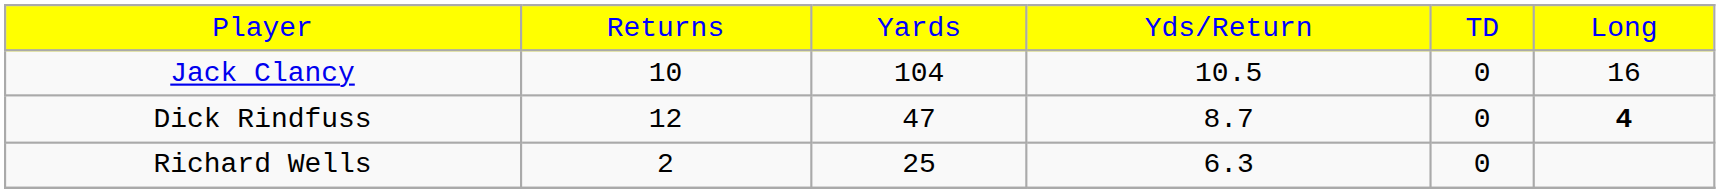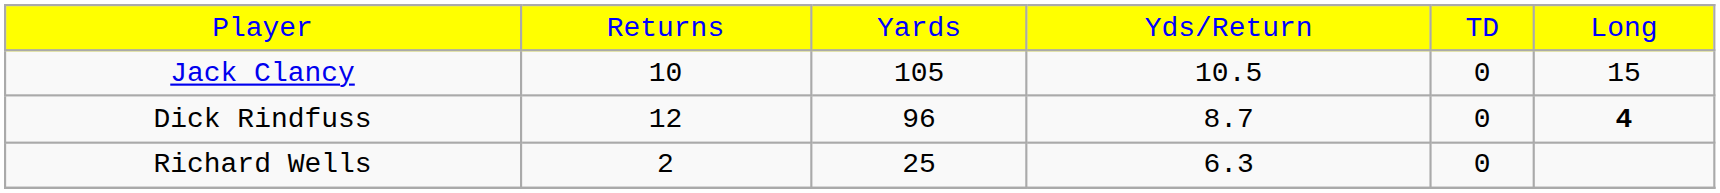(919, 73) 104 -> (919, 73) 105
(1624, 73) 16 -> (1624, 73) 15
(919, 119) 47 -> (919, 119) 96
